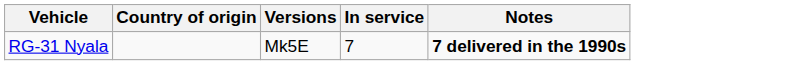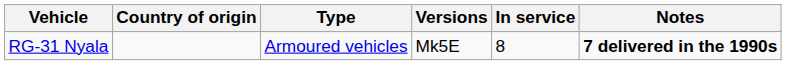+ column: (336, 18)
(349, 45) 7 -> (500, 45) 8
